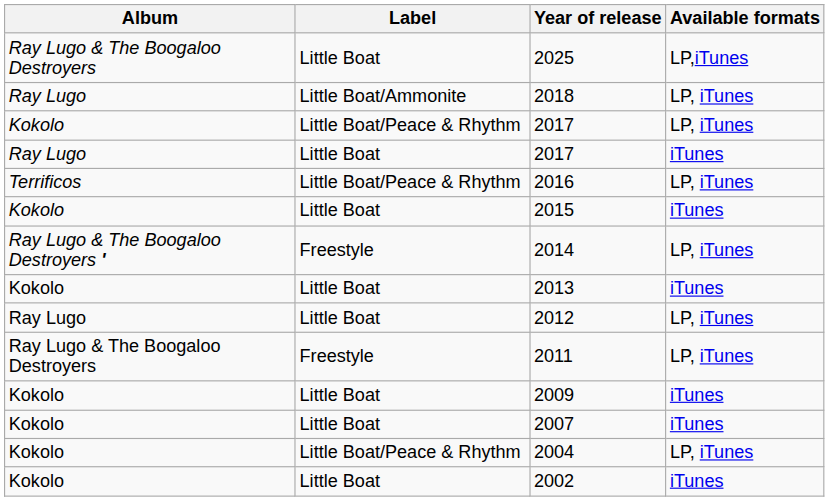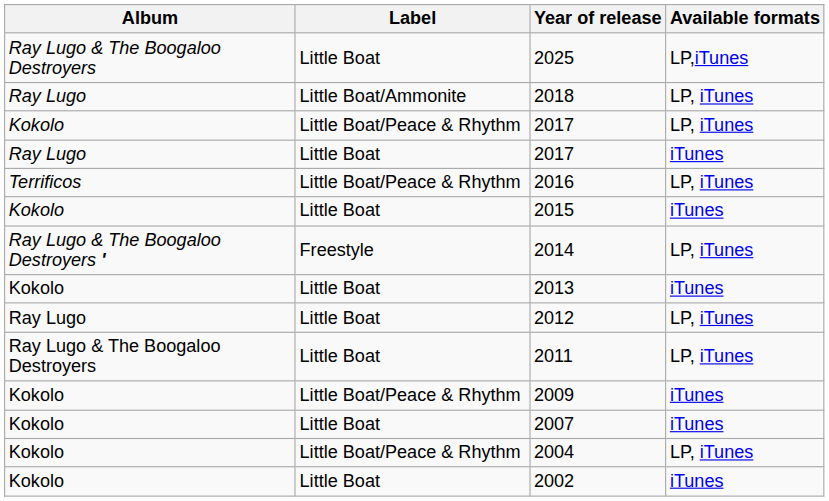(337, 356) Freestyle -> (340, 356) Little Boat
(340, 395) Little Boat -> (410, 395) Little Boat/Peace & Rhythm
